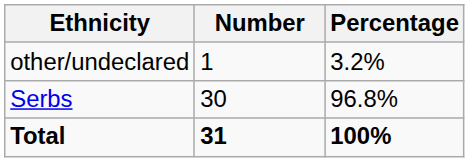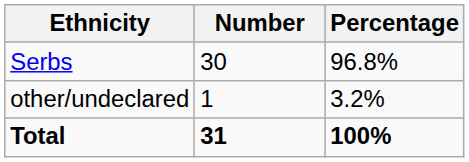rows swapped: (41, 99) <-> (100, 61)
